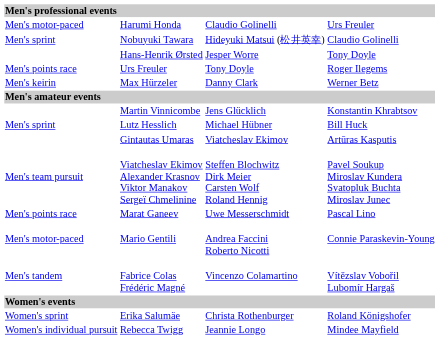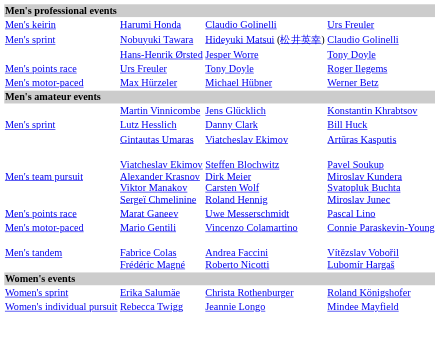(44, 24) Men's motor-paced -> (30, 24) Men's keirin
(30, 83) Men's keirin -> (44, 83) Men's motor-paced
(232, 83) Danny Clark -> (239, 83) Michael Hübner
(239, 125) Michael Hübner -> (232, 125) Danny Clark
(237, 245) Andrea Faccini Roberto Nicotti -> (251, 227) Vincenzo Colamartino
(251, 276) Vincenzo Colamartino -> (237, 259) Andrea Faccini Roberto Nicotti
